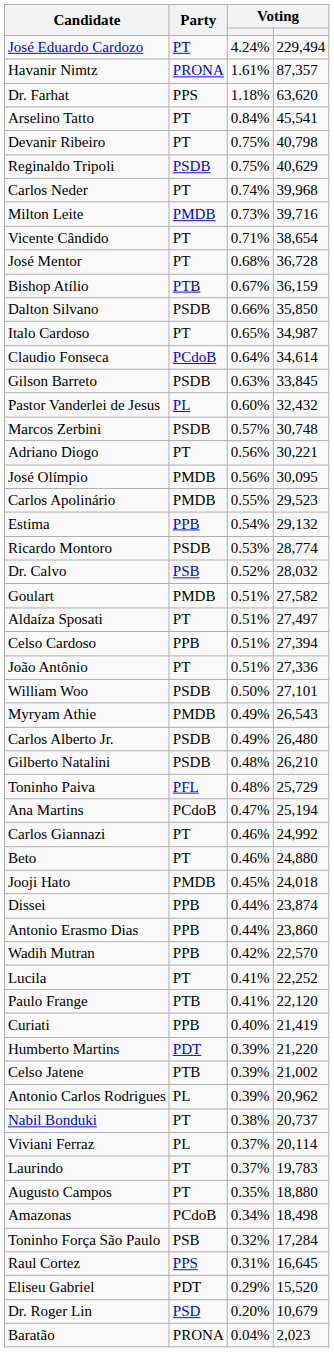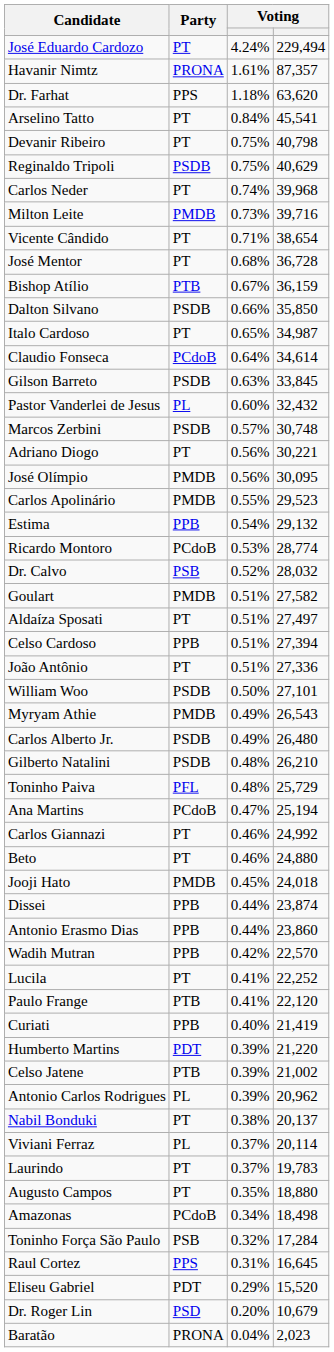(192, 548) PSDB -> (195, 548) PCdoB
(297, 1120) 20,737 -> (297, 1120) 20,137
